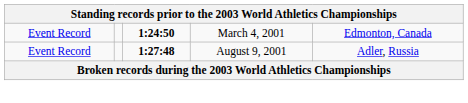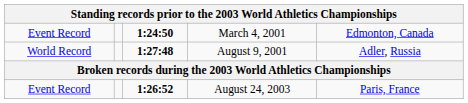(59, 51) Event Record -> (59, 51) World Record
+ row: (252, 89)
